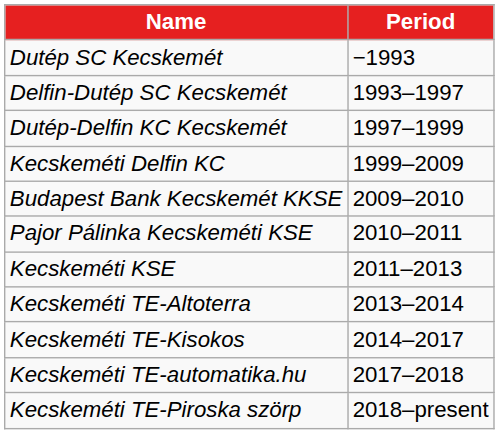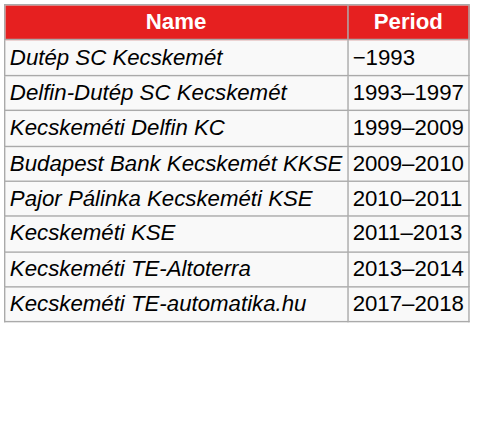- row: (148, 127)
- row: (127, 339)
- row: (156, 410)
